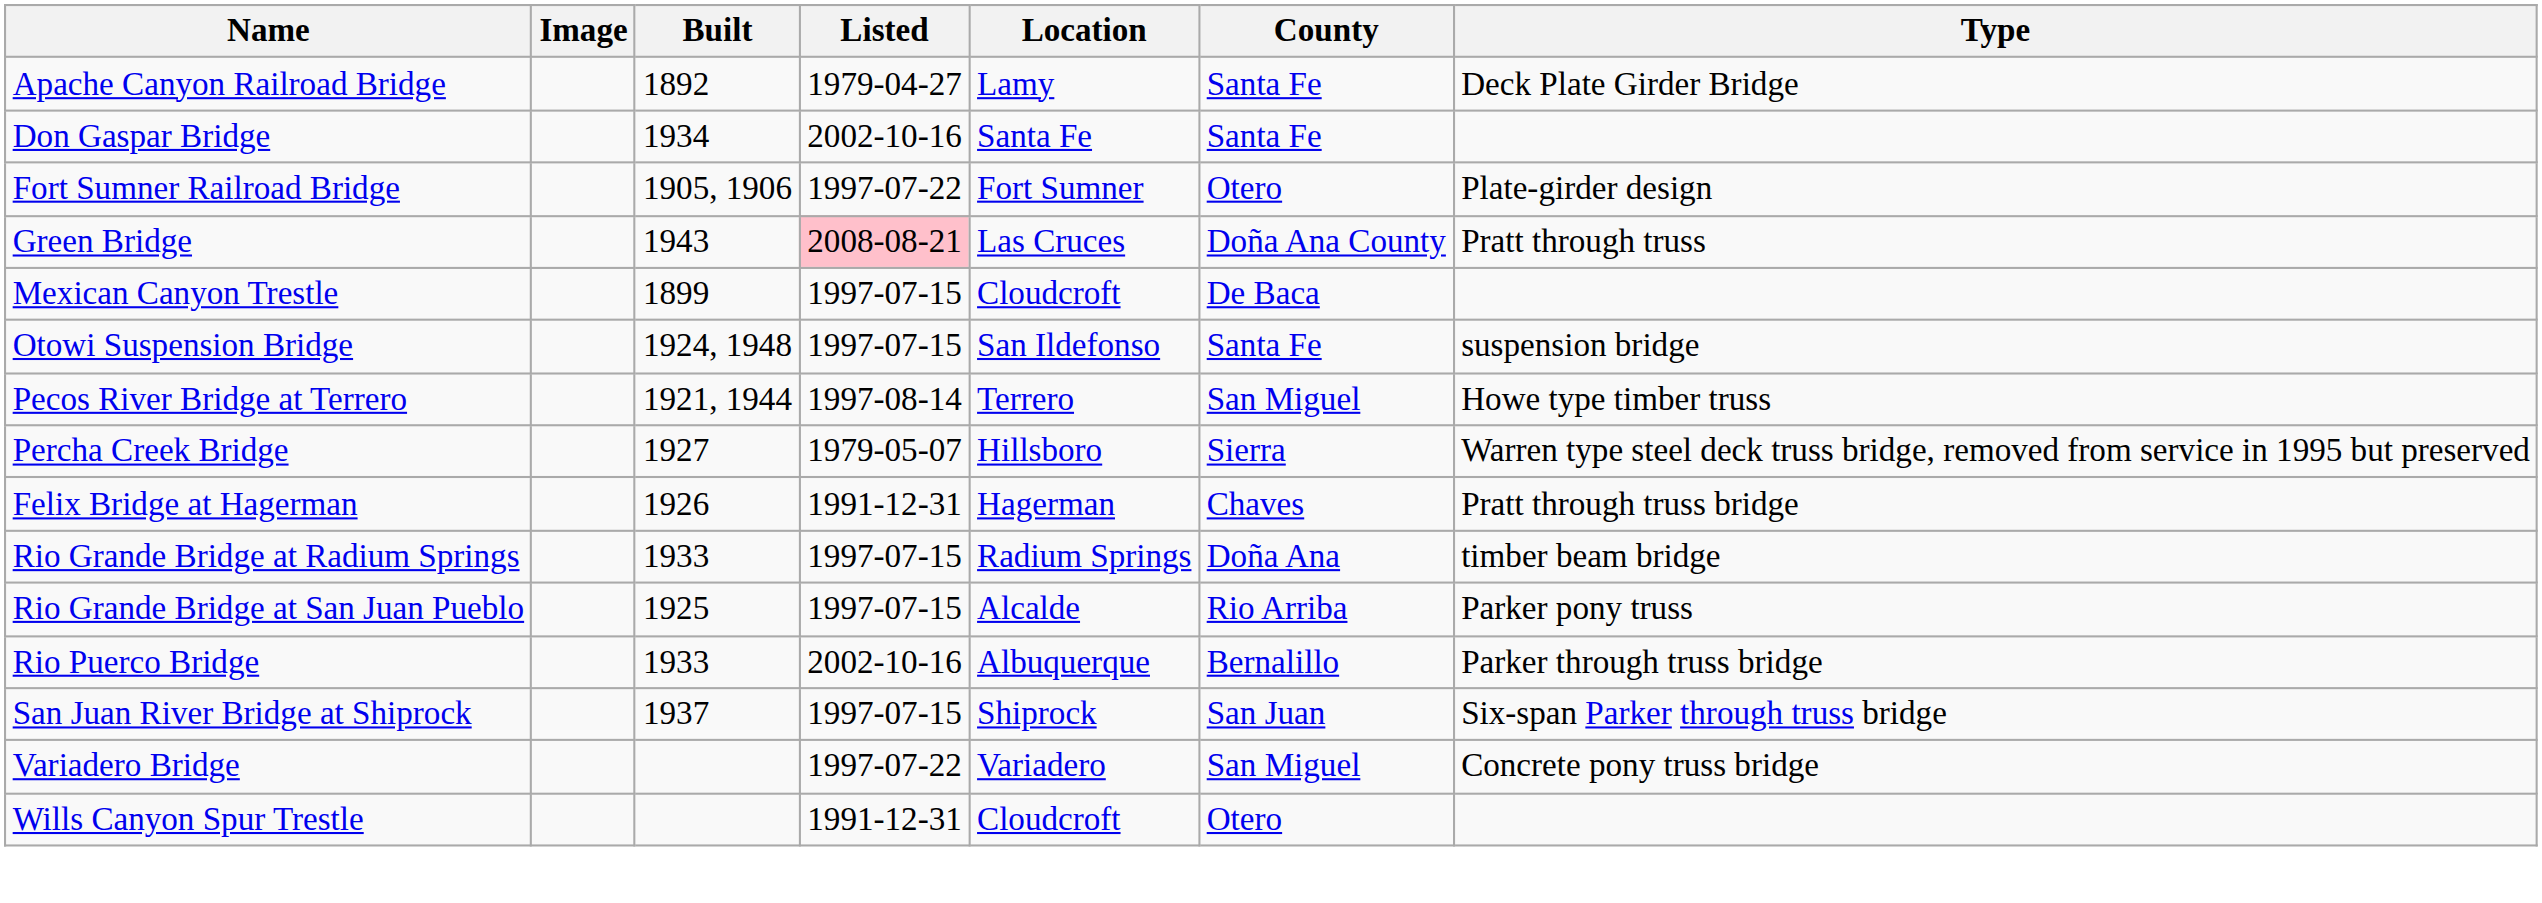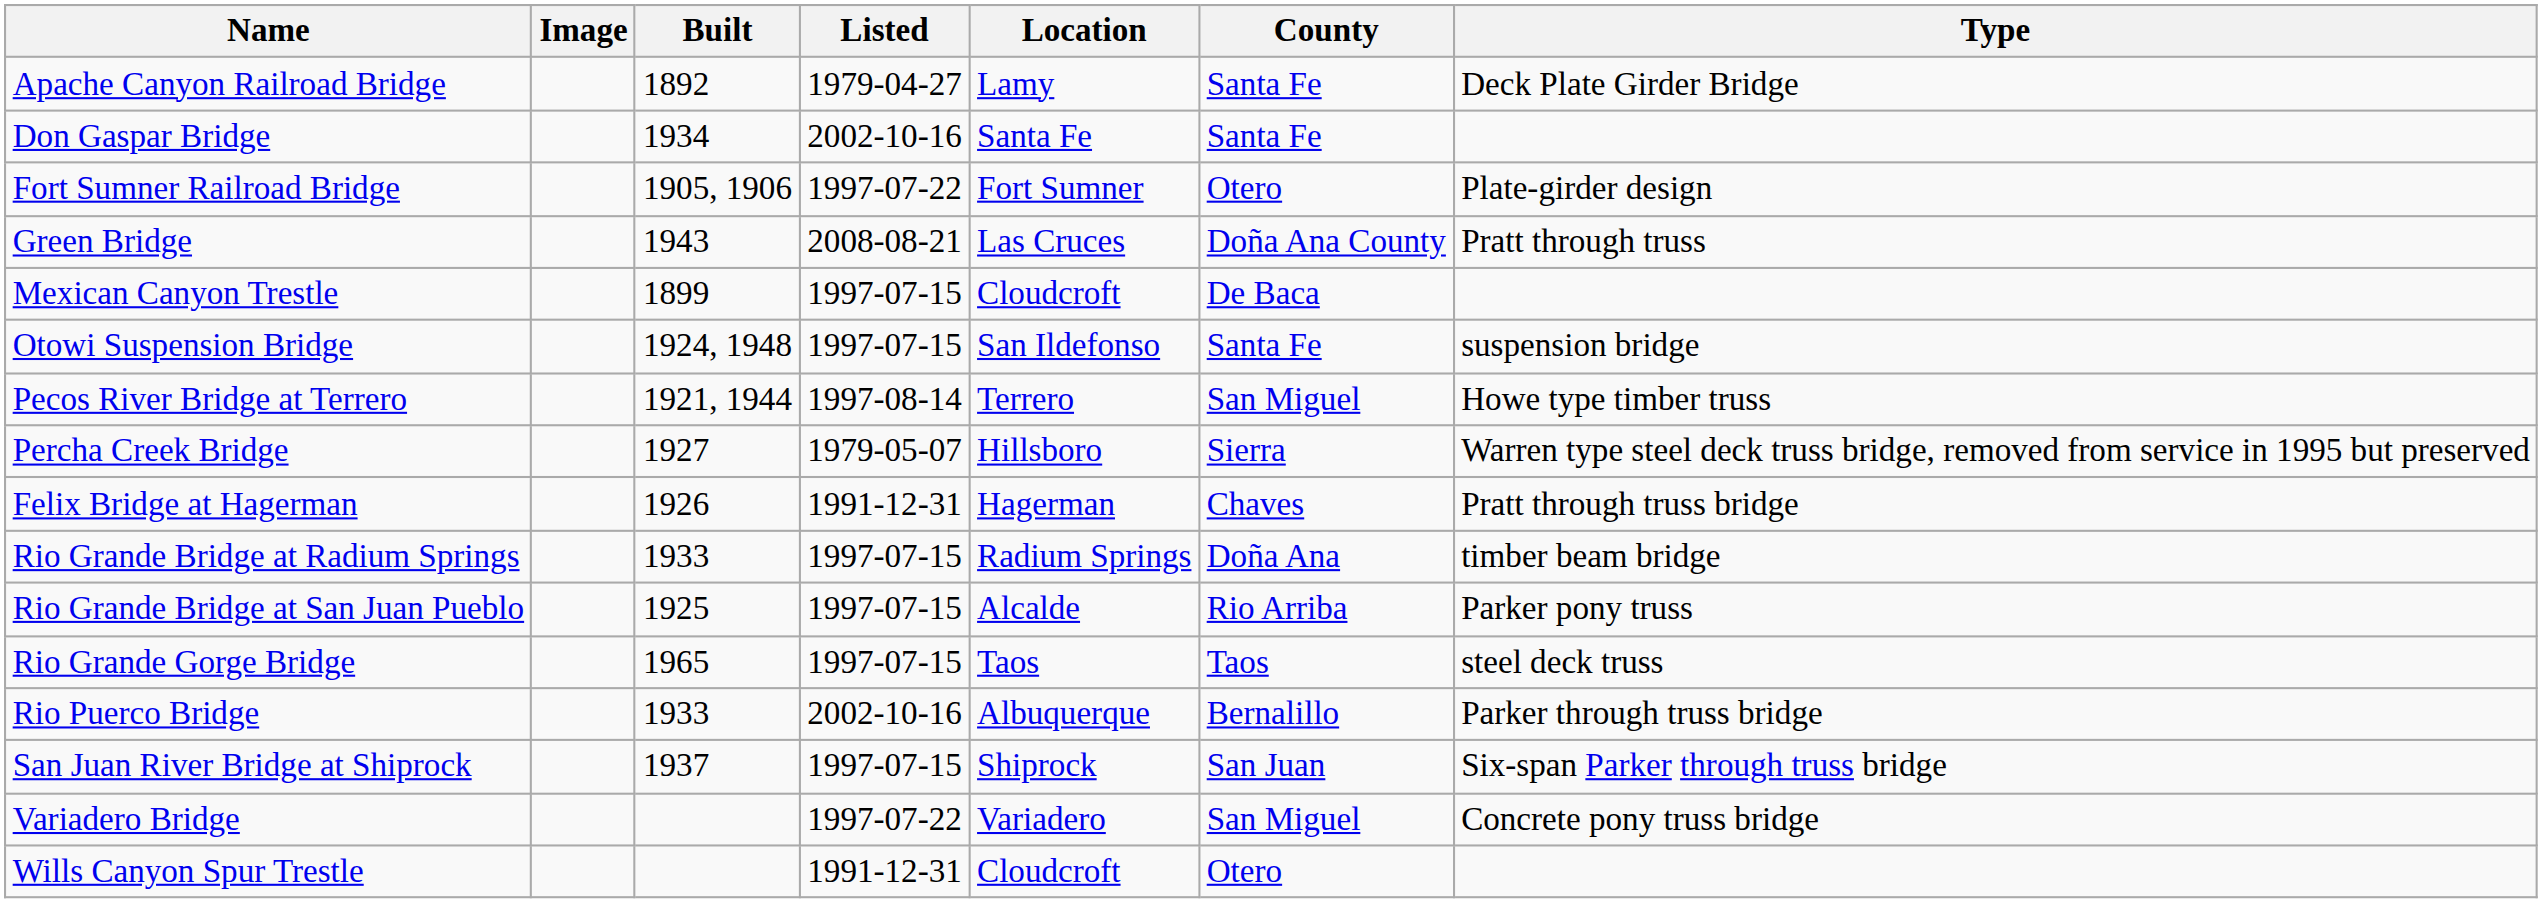(885, 240) pink background -> (885, 240) no background
+ row: (184, 661)
